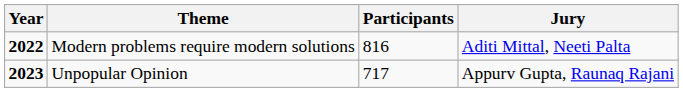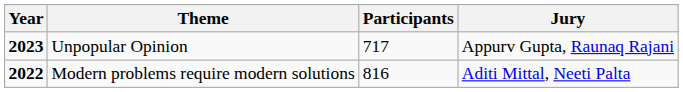rows swapped: (203, 45) <-> (120, 73)
